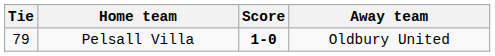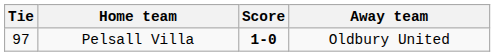(21, 40) 79 -> (21, 40) 97
